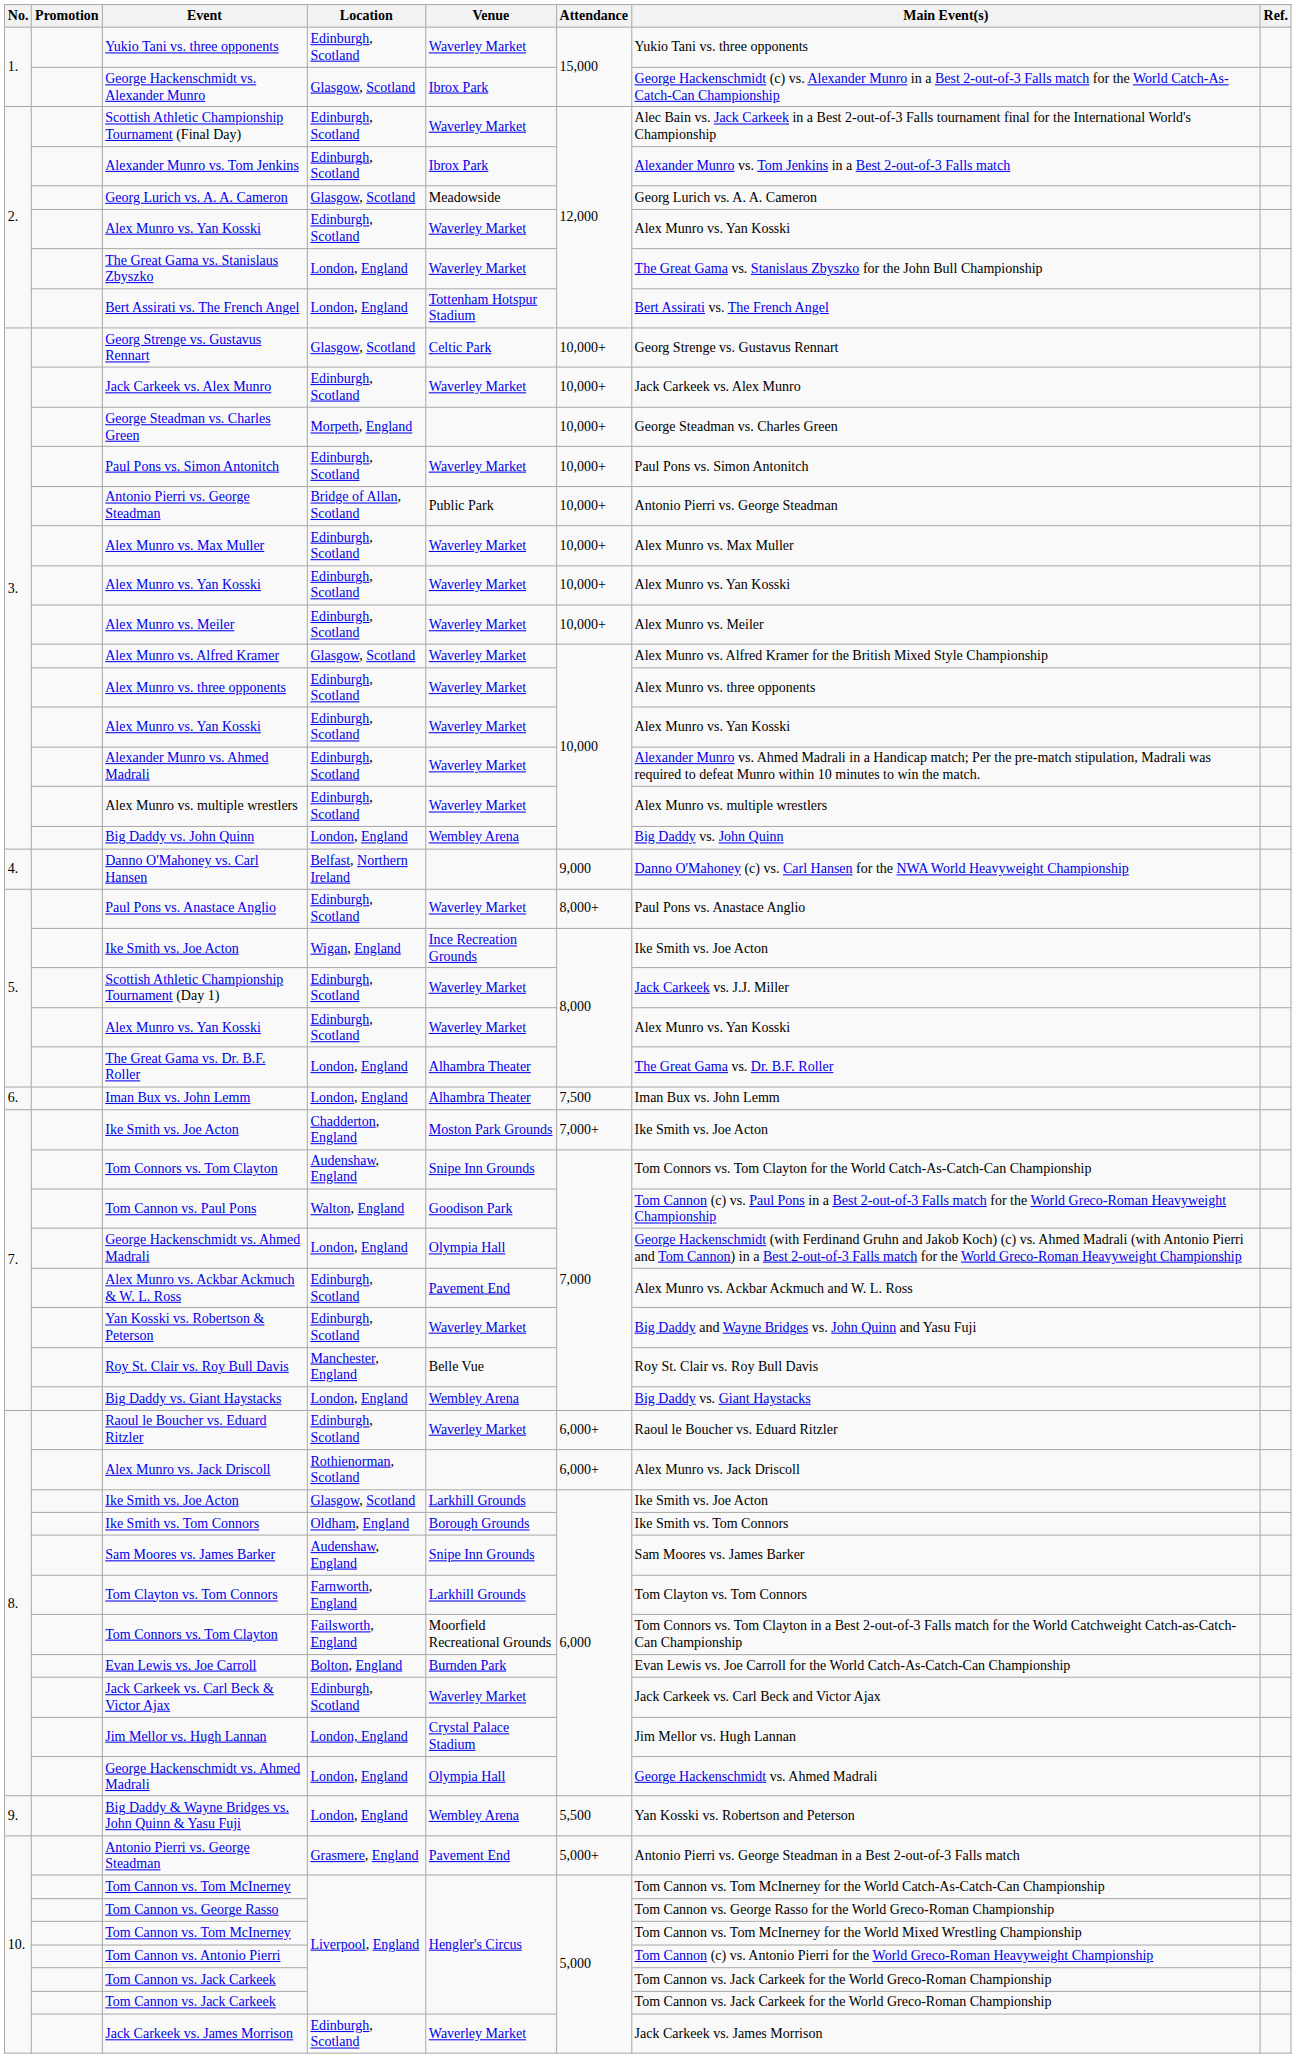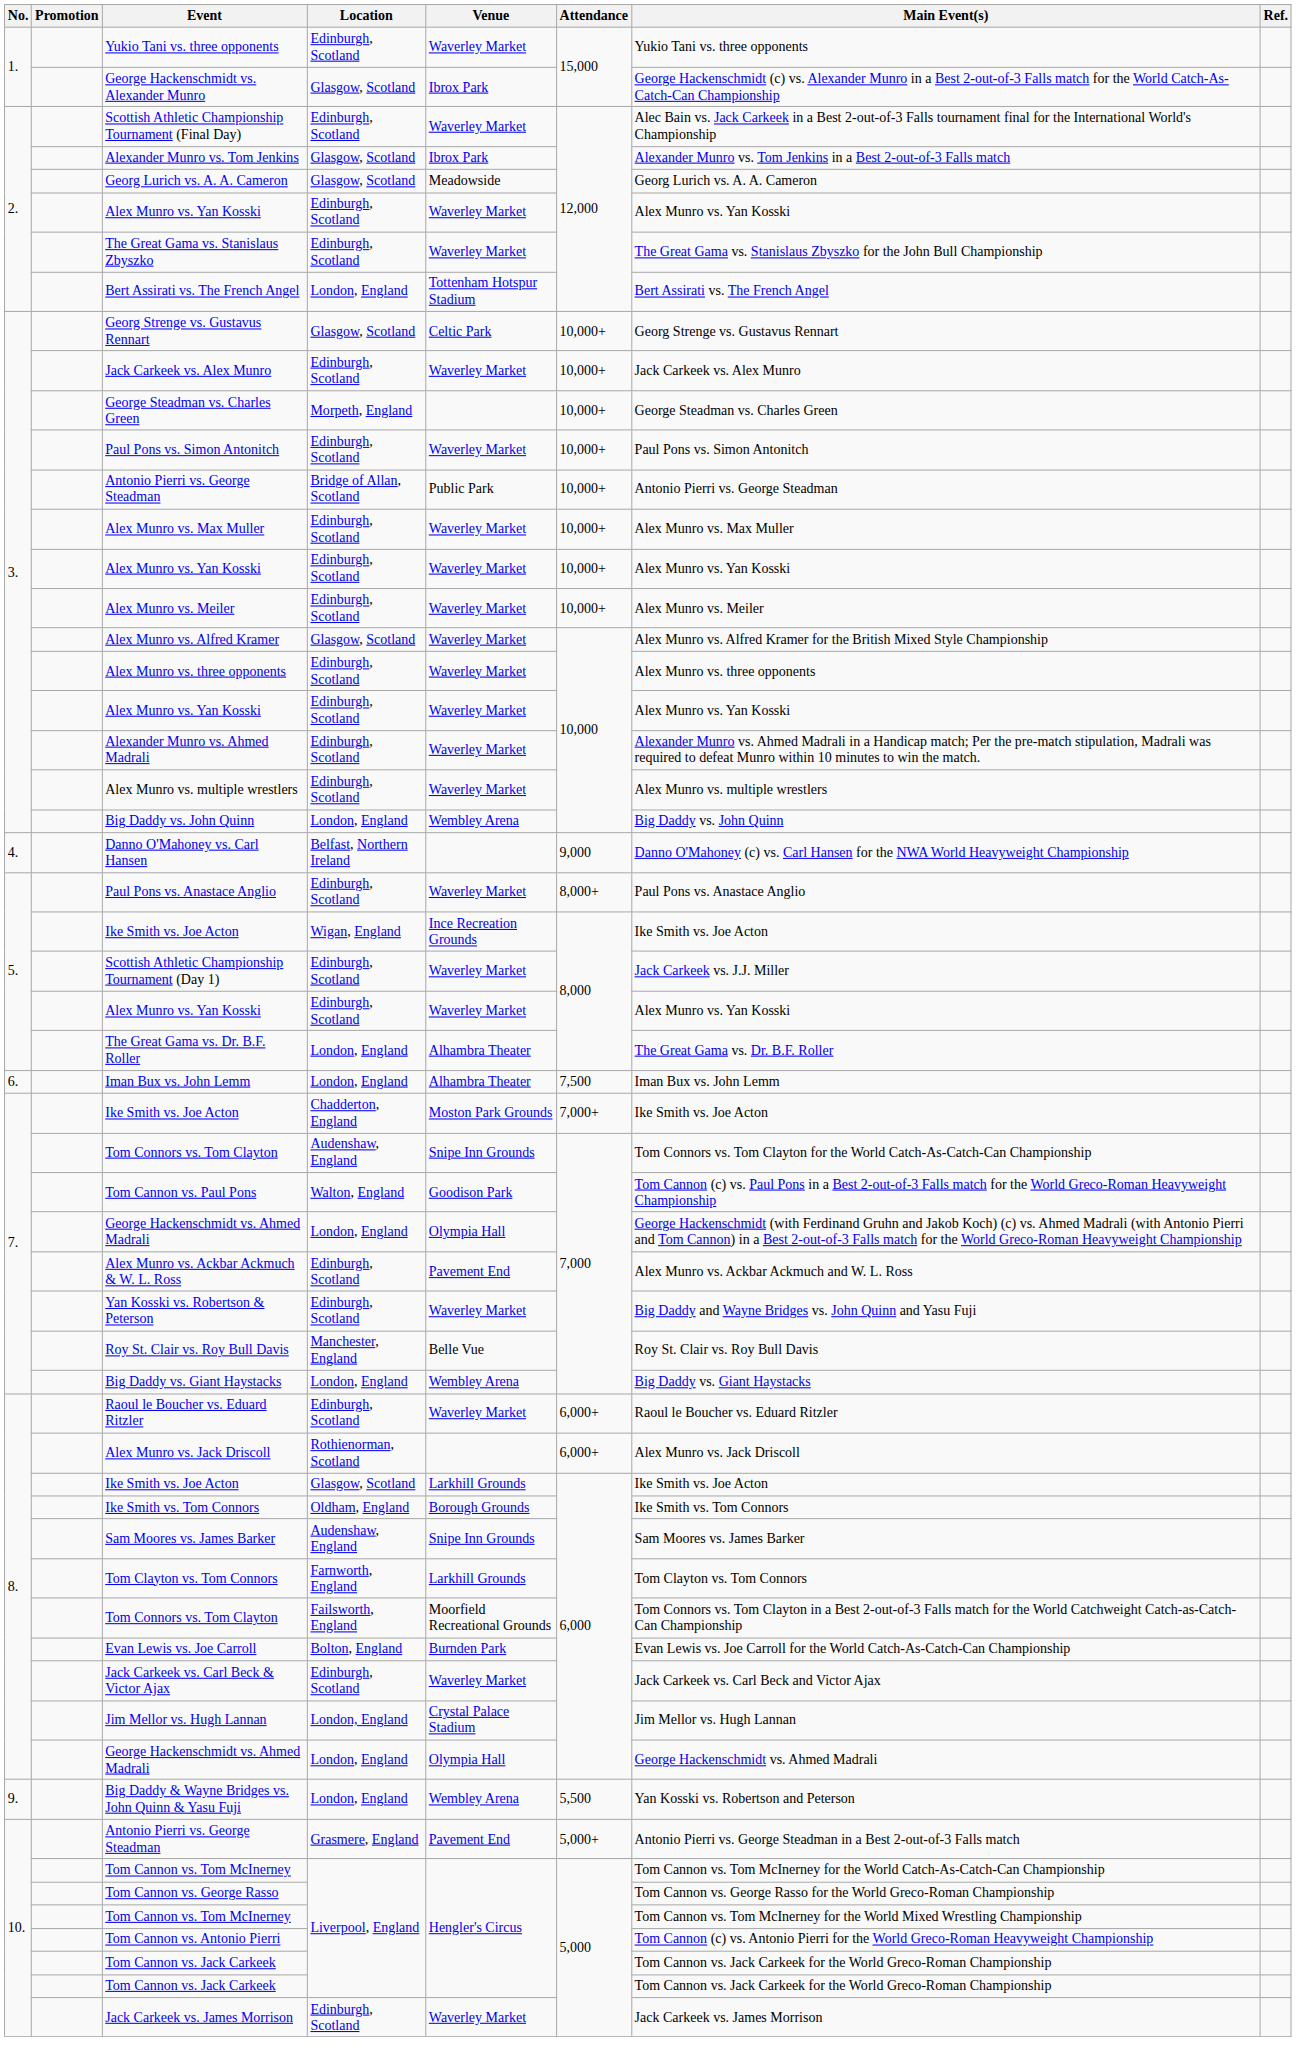(342, 165) Edinburgh, Scotland -> (363, 157) Glasgow, Scotland
(359, 268) London, England -> (342, 251) Edinburgh, Scotland
